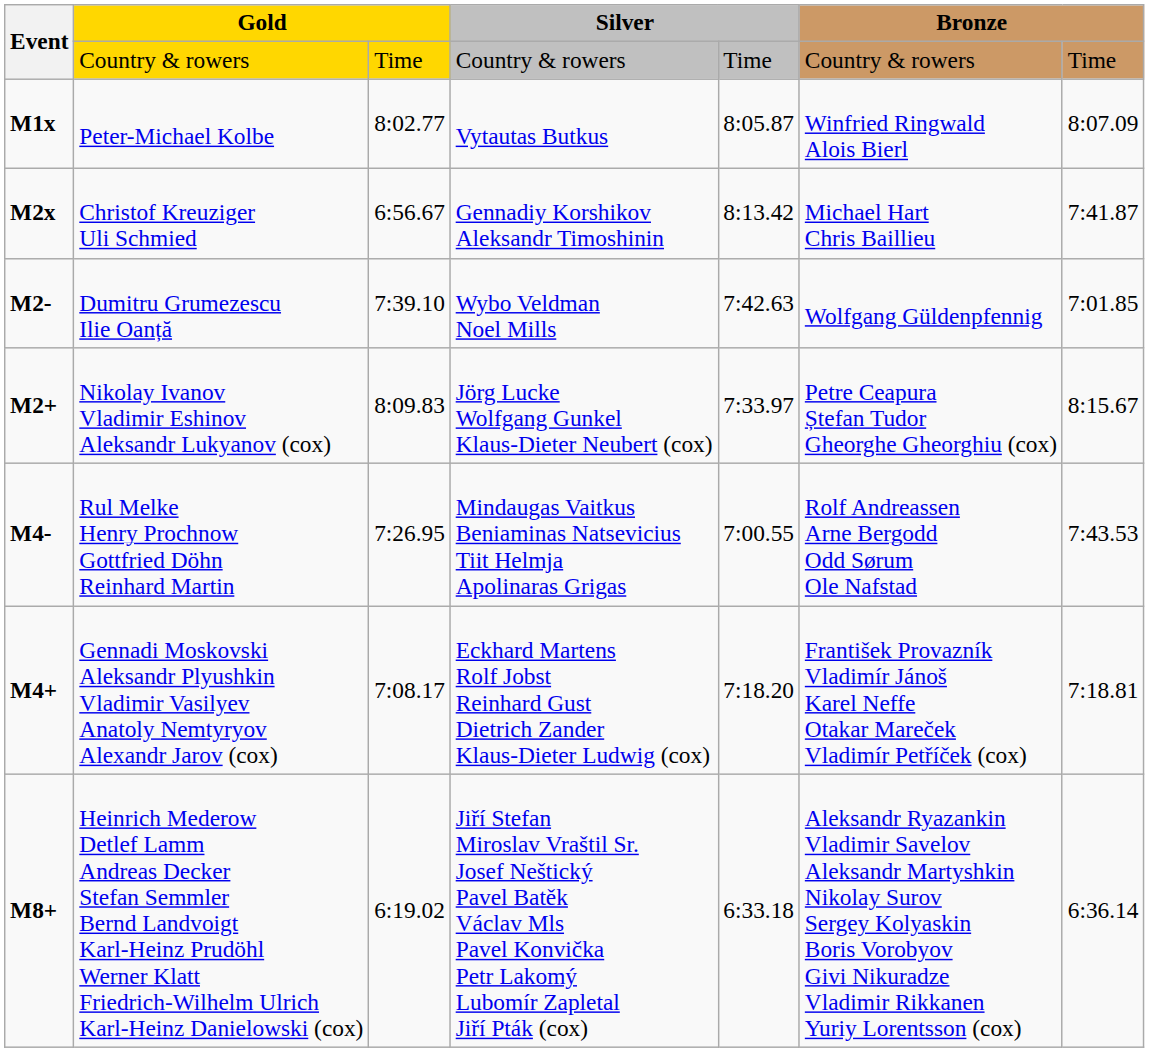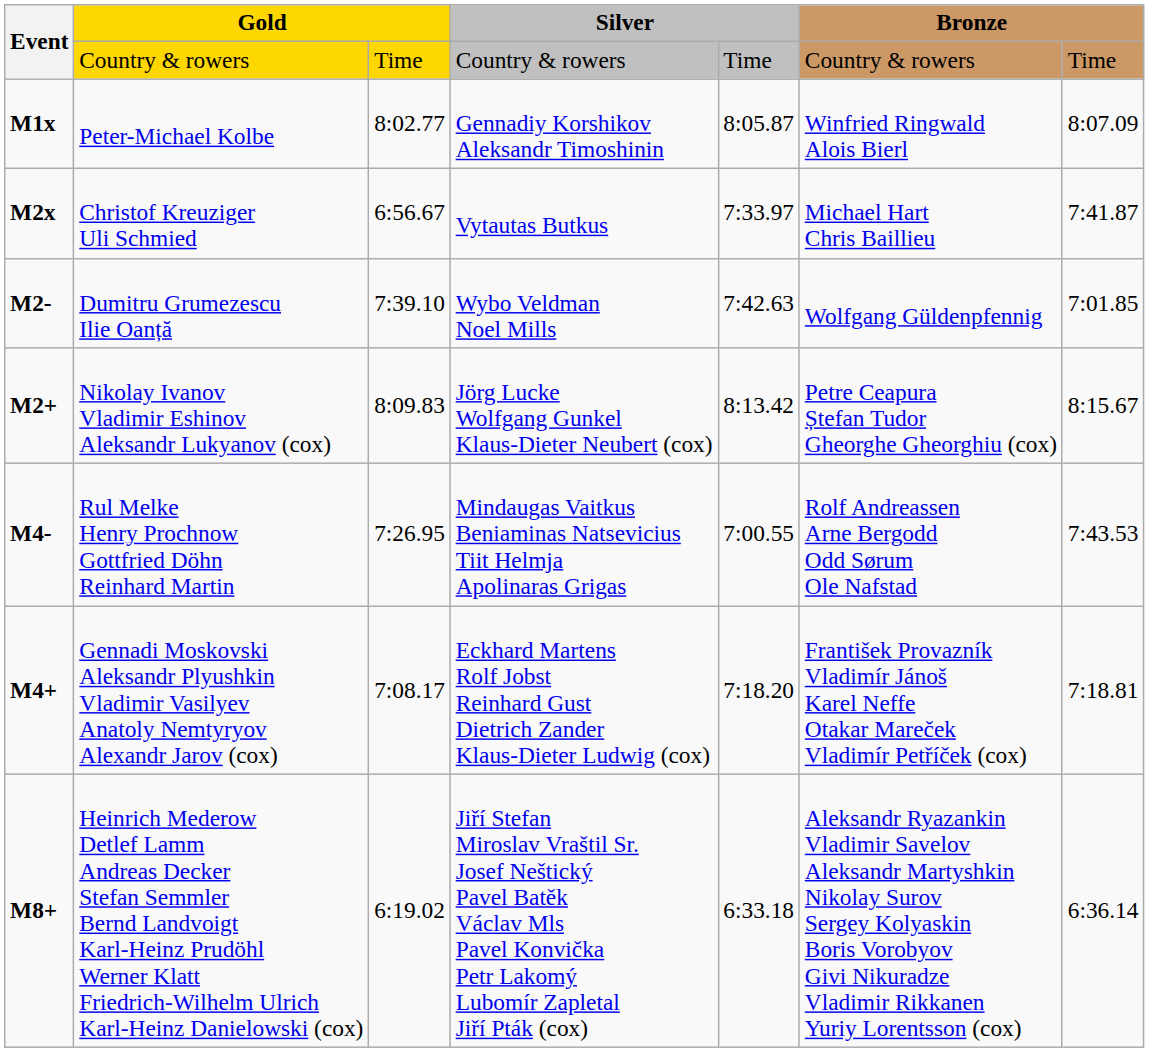(532, 136) Vytautas Butkus -> (560, 136) Gennadiy Korshikov Aleksandr Timoshinin
(560, 226) Gennadiy Korshikov Aleksandr Timoshinin -> (532, 226) Vytautas Butkus
(759, 213) 8:13.42 -> (759, 213) 7:33.97
(759, 405) 7:33.97 -> (759, 405) 8:13.42
